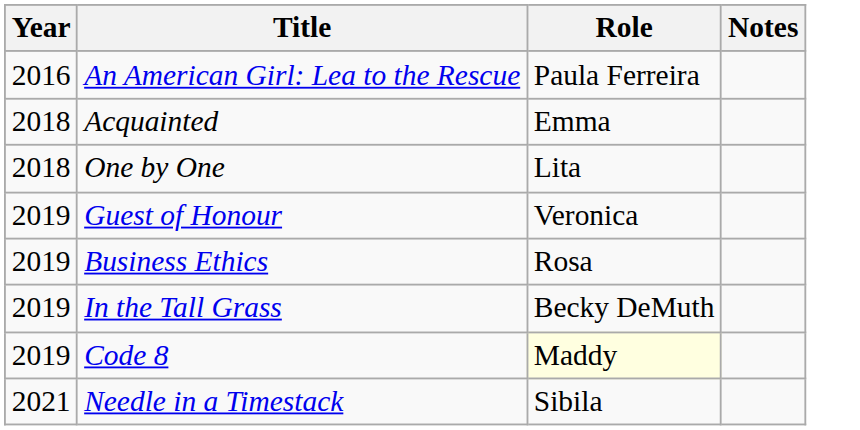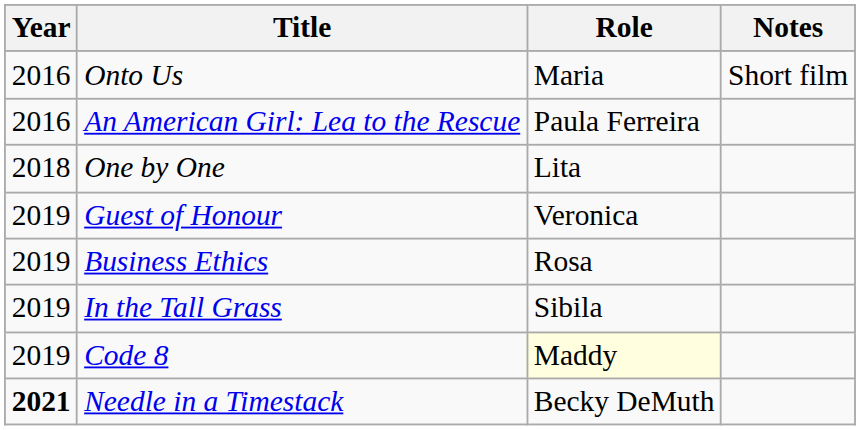+ row: (134, 74)
- row: (151, 121)
(624, 307) Becky DeMuth -> (568, 307) Sibila
(41, 401) normal -> (41, 401) bold
(568, 401) Sibila -> (624, 401) Becky DeMuth
